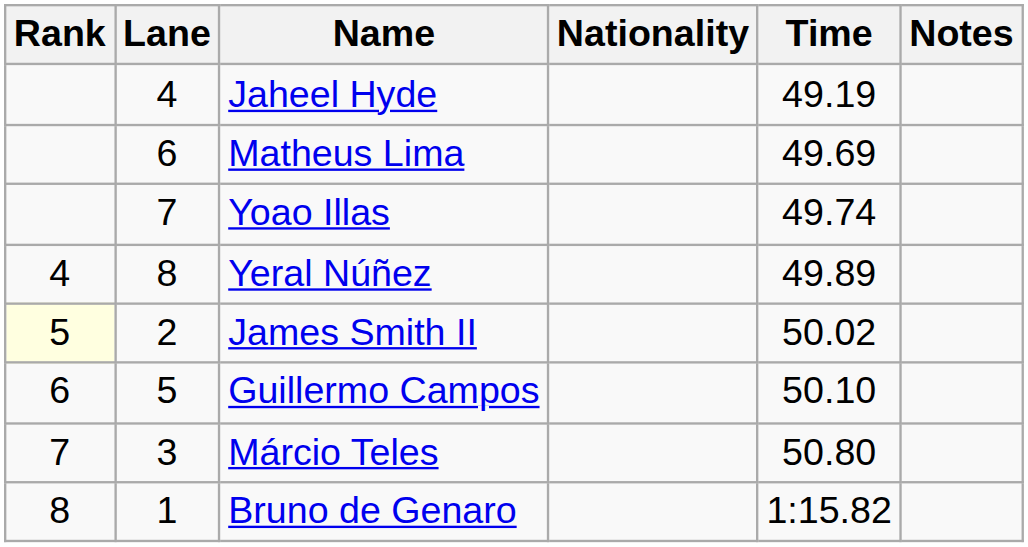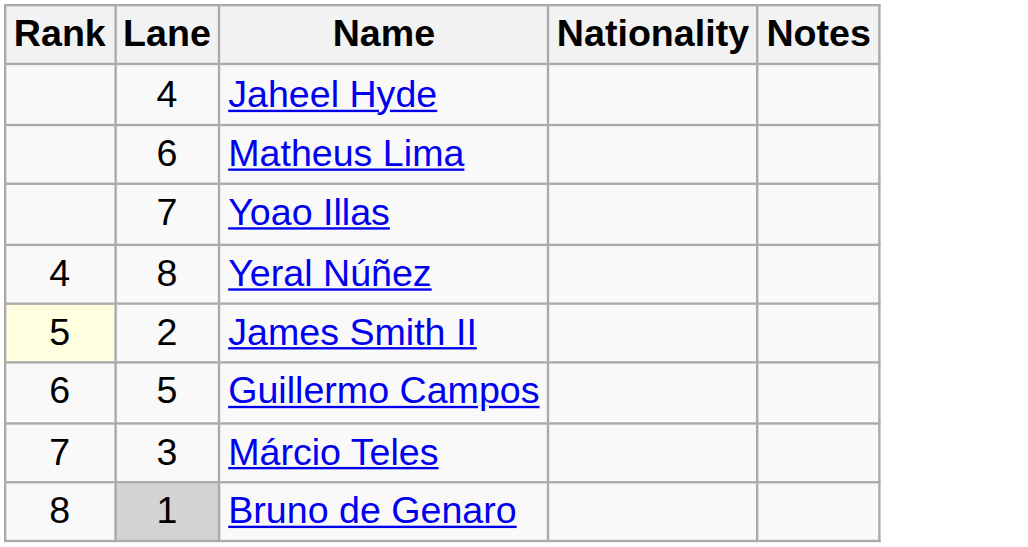- column: (829, 34)
(167, 511) no background -> (167, 511) lightgrey background
